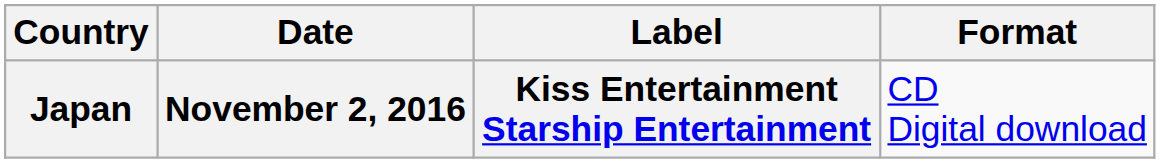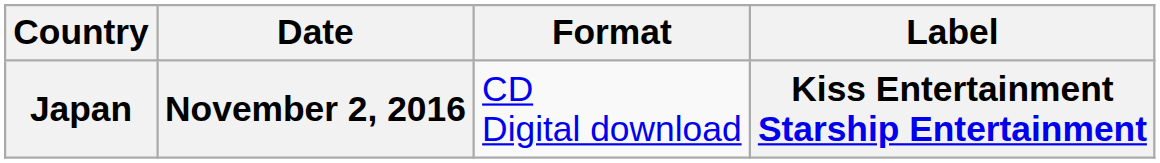columns swapped: (1017, 32) <-> (677, 32)
